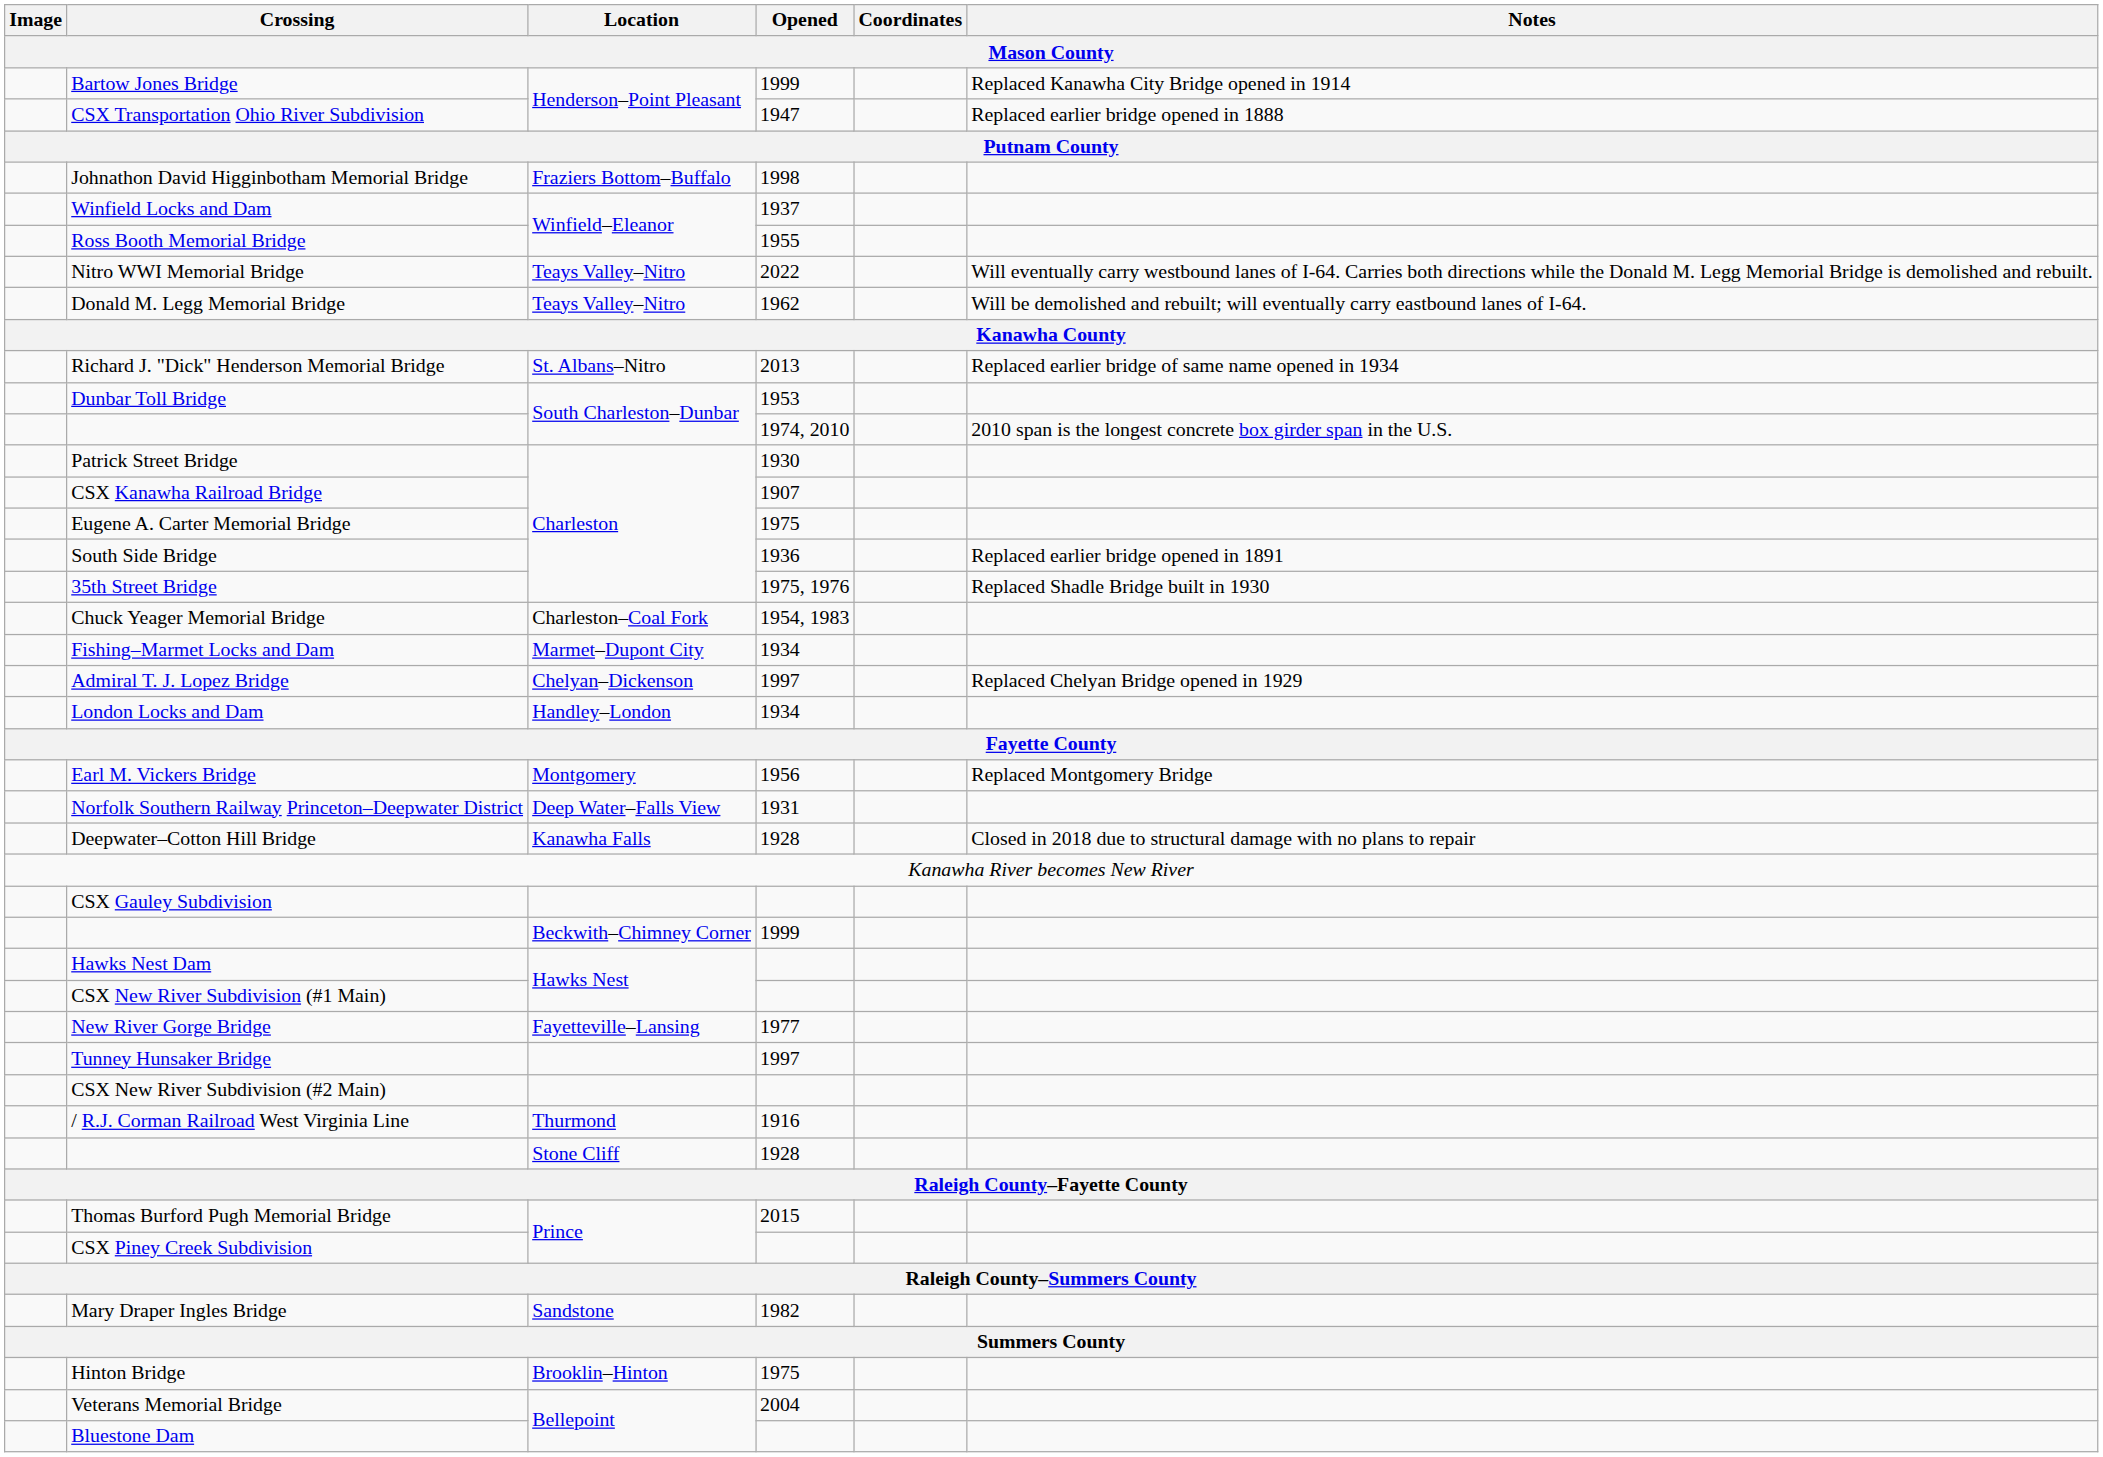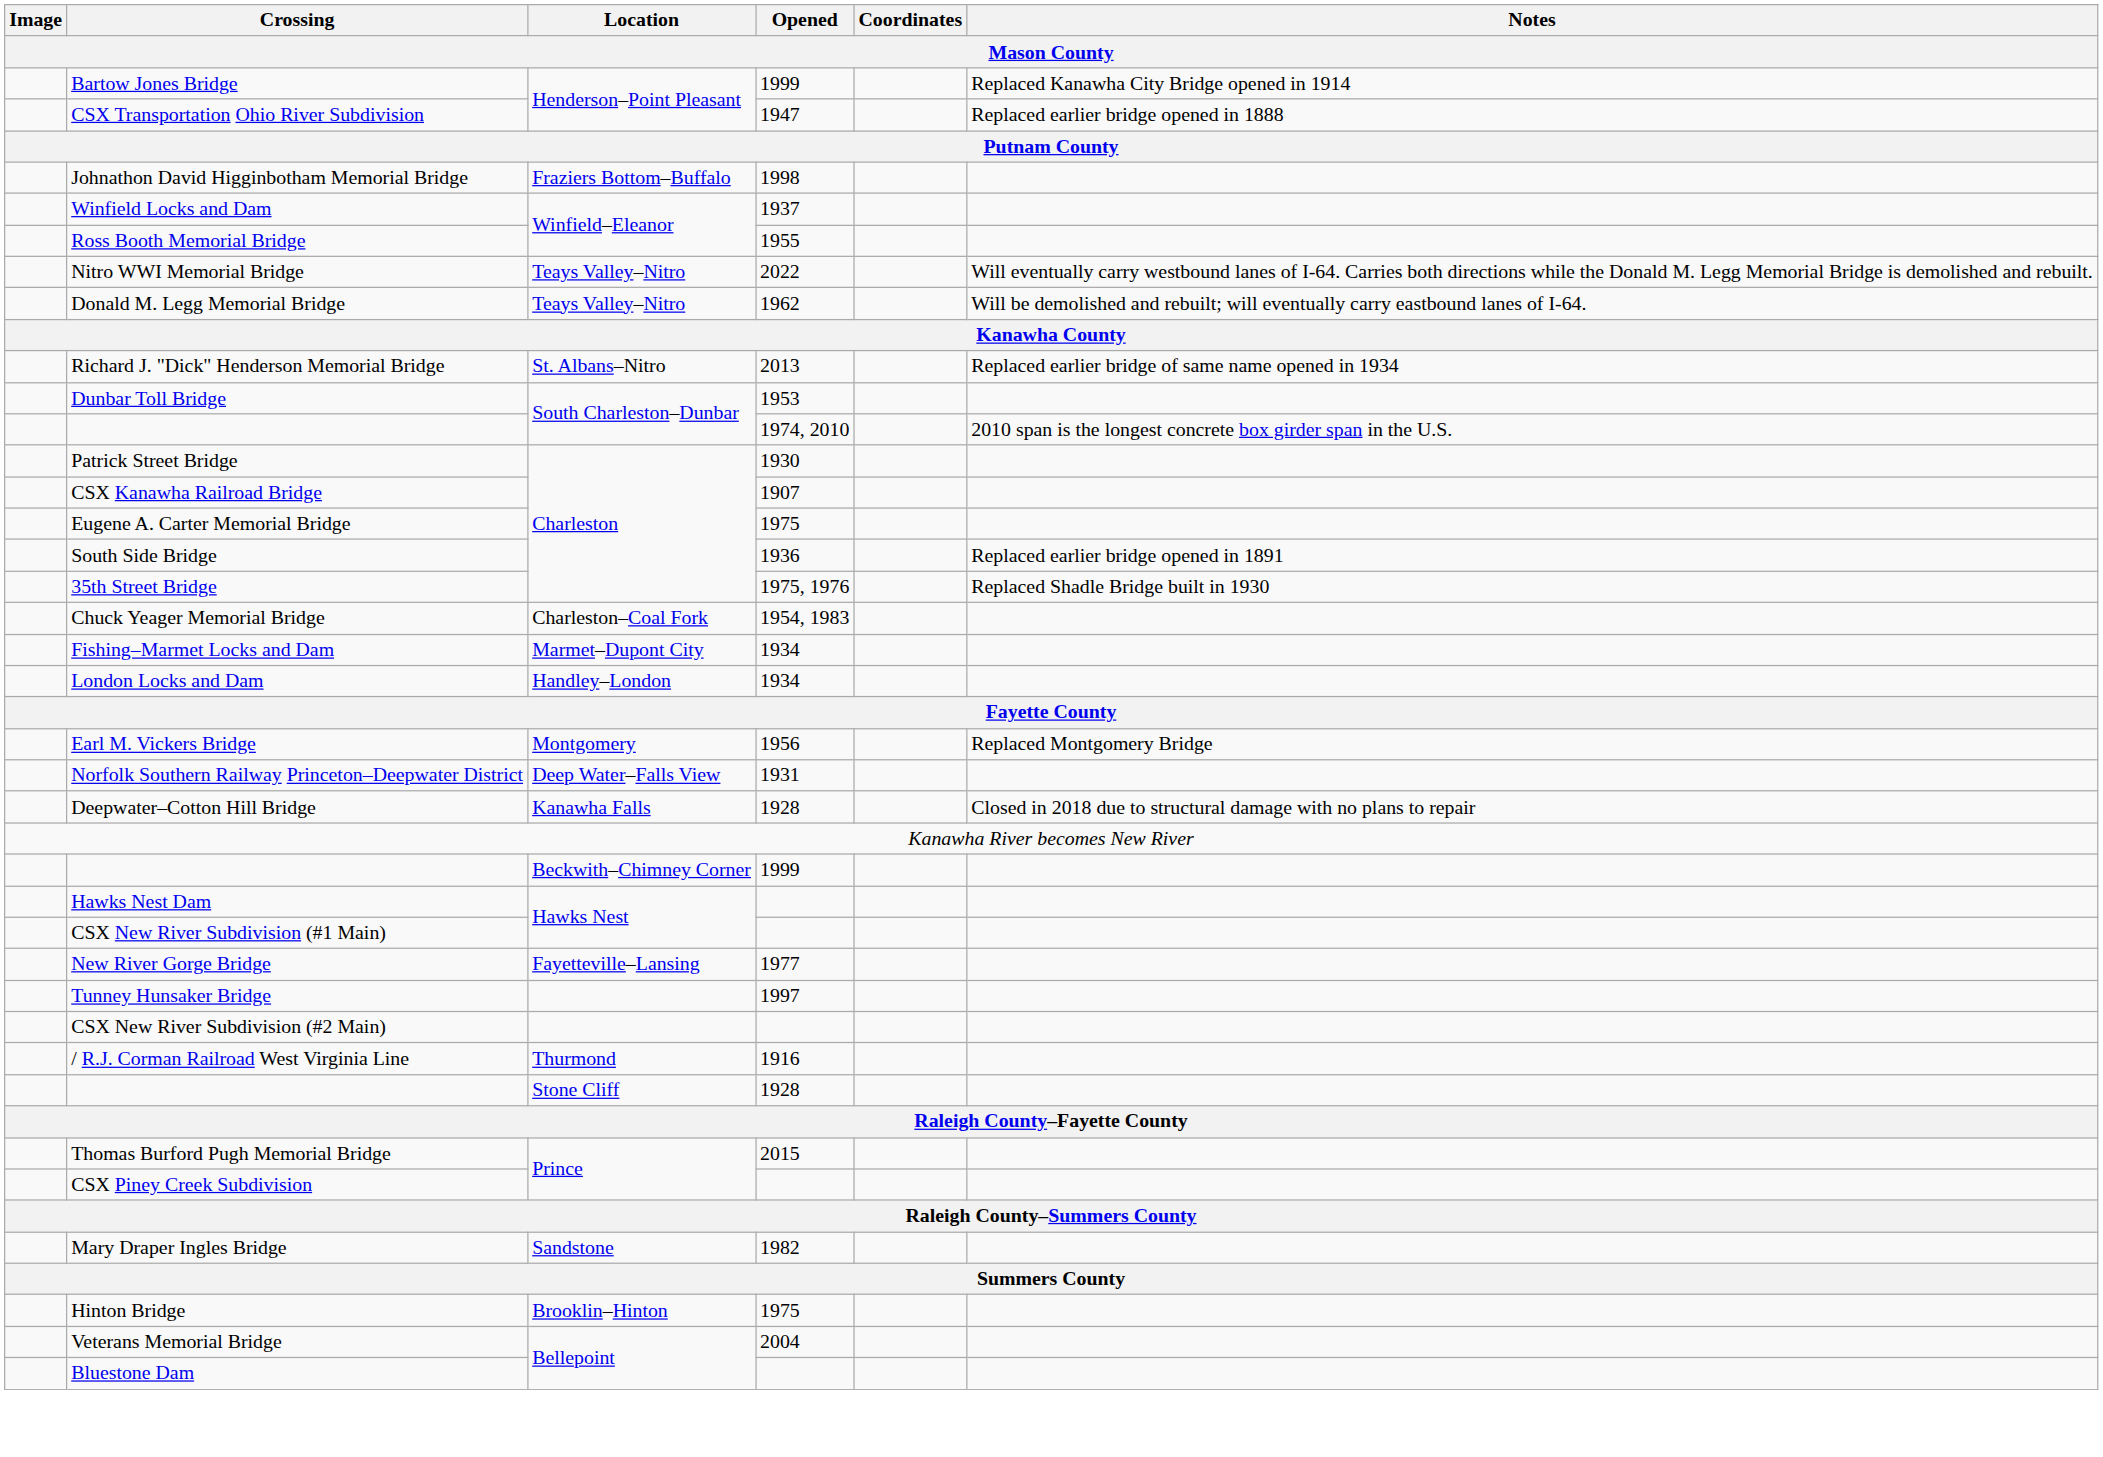- row: (180, 680)
- row: (172, 901)
